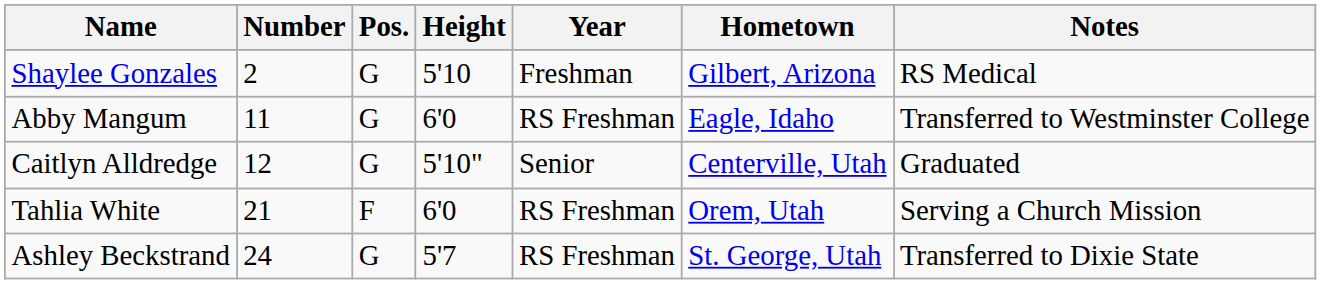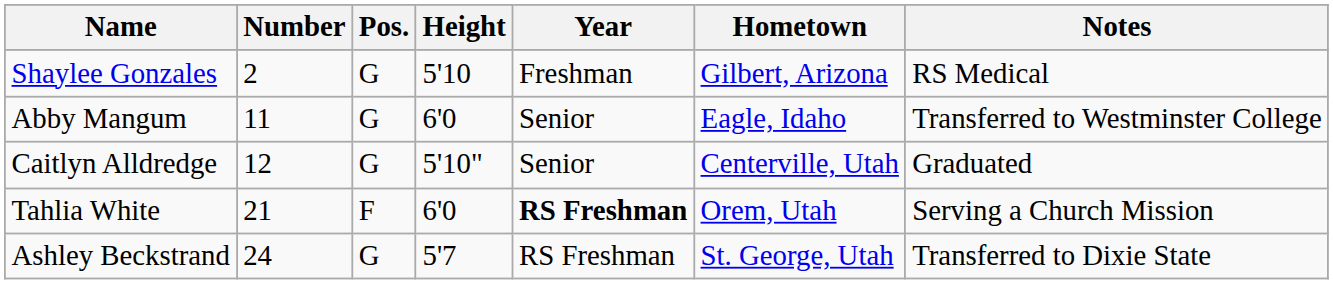(597, 118) RS Freshman -> (557, 118) Senior
(597, 210) normal -> (603, 210) bold
